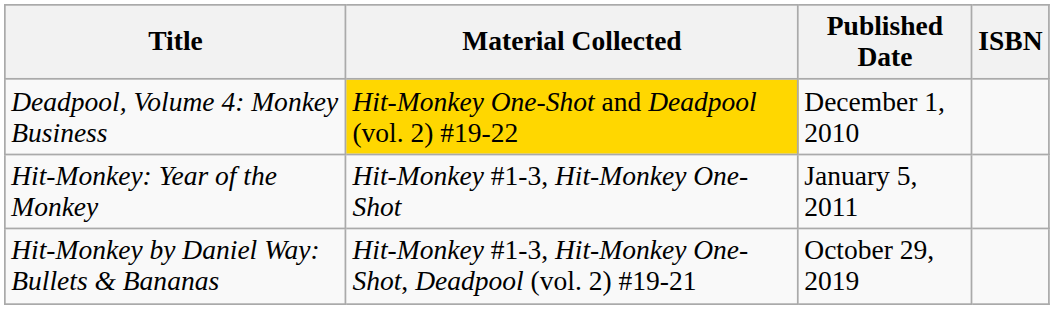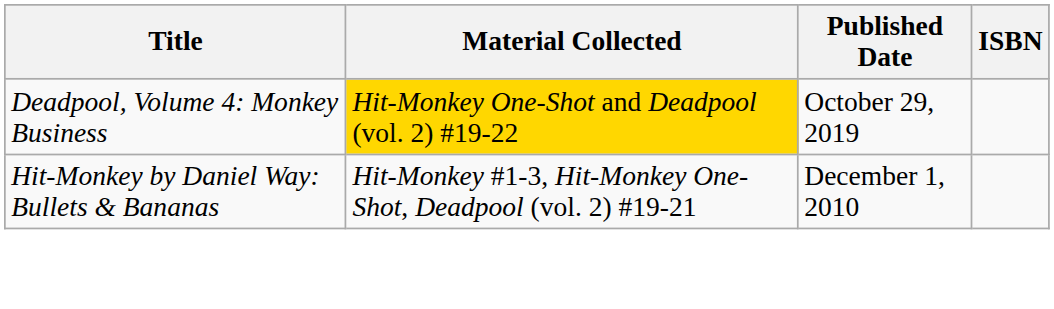(875, 116) December 1, 2010 -> (869, 116) October 29, 2019
- row: (144, 191)
(869, 265) October 29, 2019 -> (875, 191) December 1, 2010
